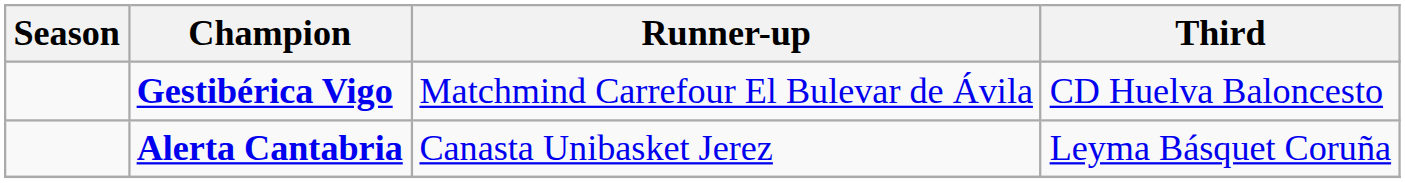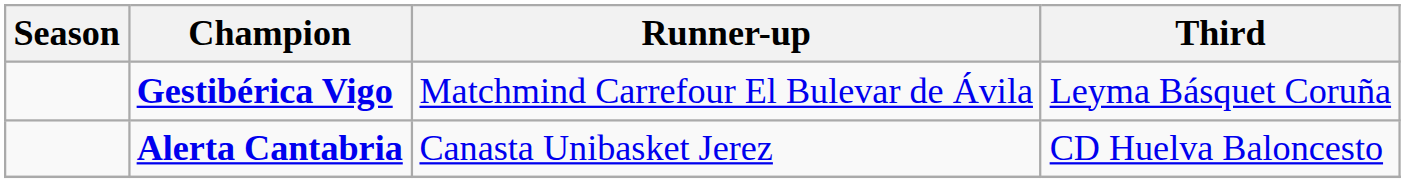(1216, 90) CD Huelva Baloncesto -> (1220, 90) Leyma Básquet Coruña
(1220, 147) Leyma Básquet Coruña -> (1216, 147) CD Huelva Baloncesto
